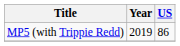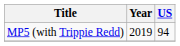(163, 31) 86 -> (163, 31) 94
